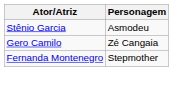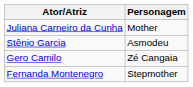+ row: (65, 27)
